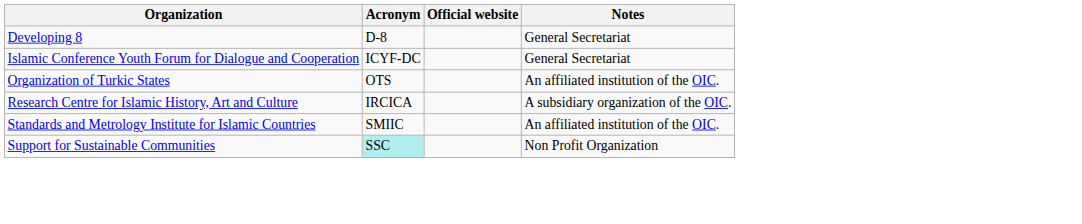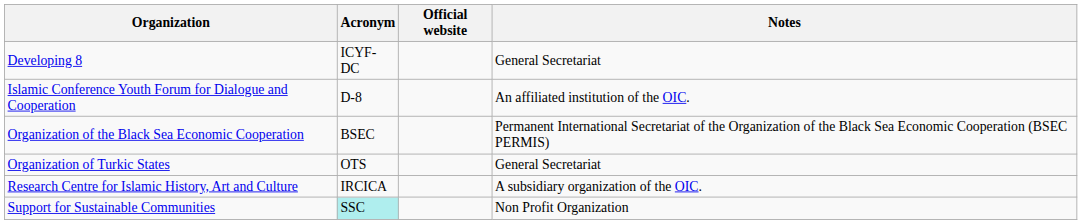(376, 37) D-8 -> (358, 60) ICYF-DC
(393, 59) ICYF-DC -> (351, 97) D-8
(577, 59) General Secretariat -> (592, 97) An affiliated institution of the OIC.
+ row: (156, 135)
(622, 80) An affiliated institution of the OIC. -> (548, 164) General Secretariat
- row: (162, 124)
